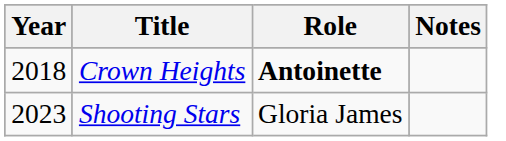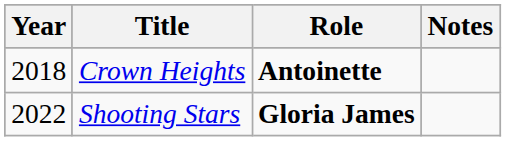(39, 113) 2023 -> (39, 113) 2022
(330, 113) normal -> (336, 113) bold
